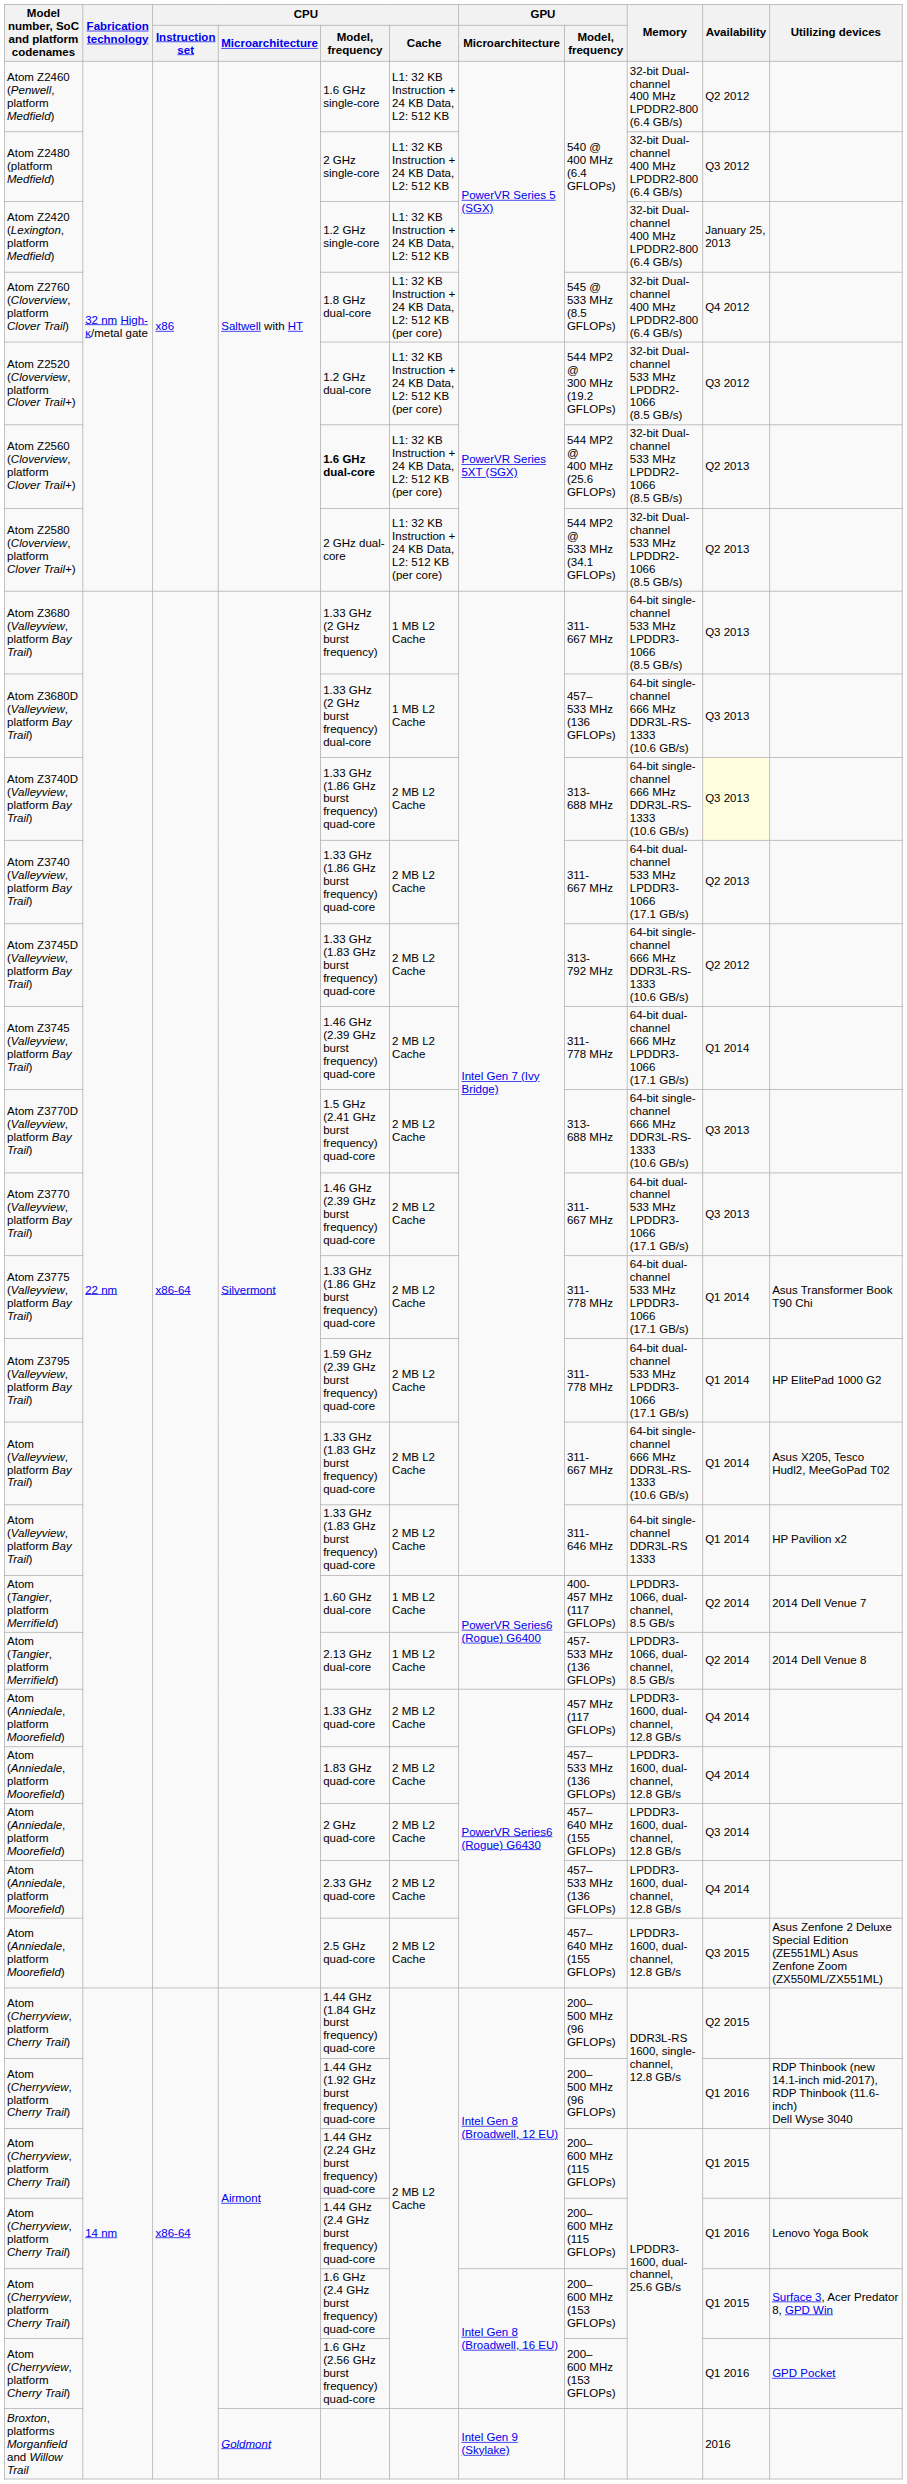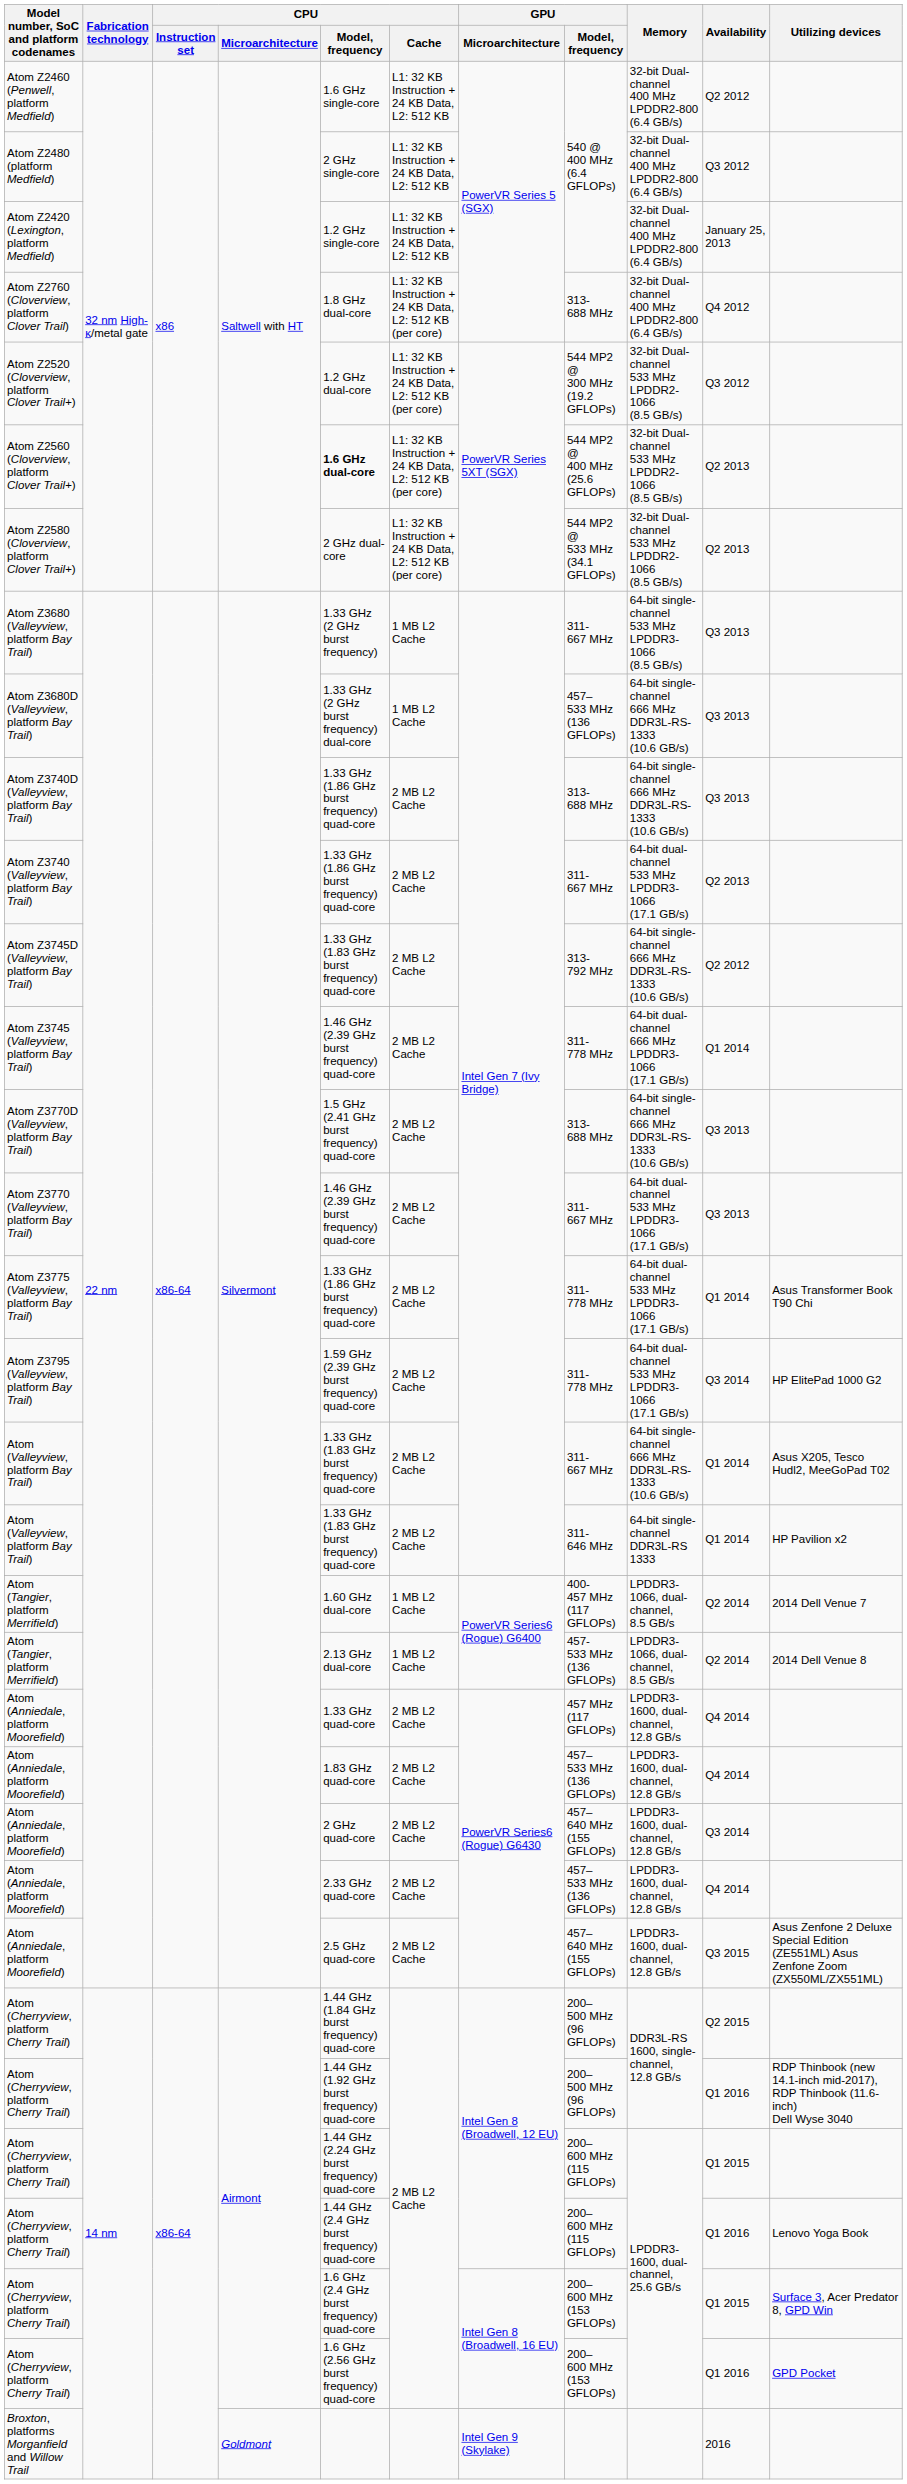(591, 307) 545 @ 533 MHz (8.5 GFLOPs) -> (590, 307) 313-688 MHz
(727, 798) lightyellow background -> (727, 798) no background
(727, 1380) Q1 2014 -> (727, 1380) Q3 2014
